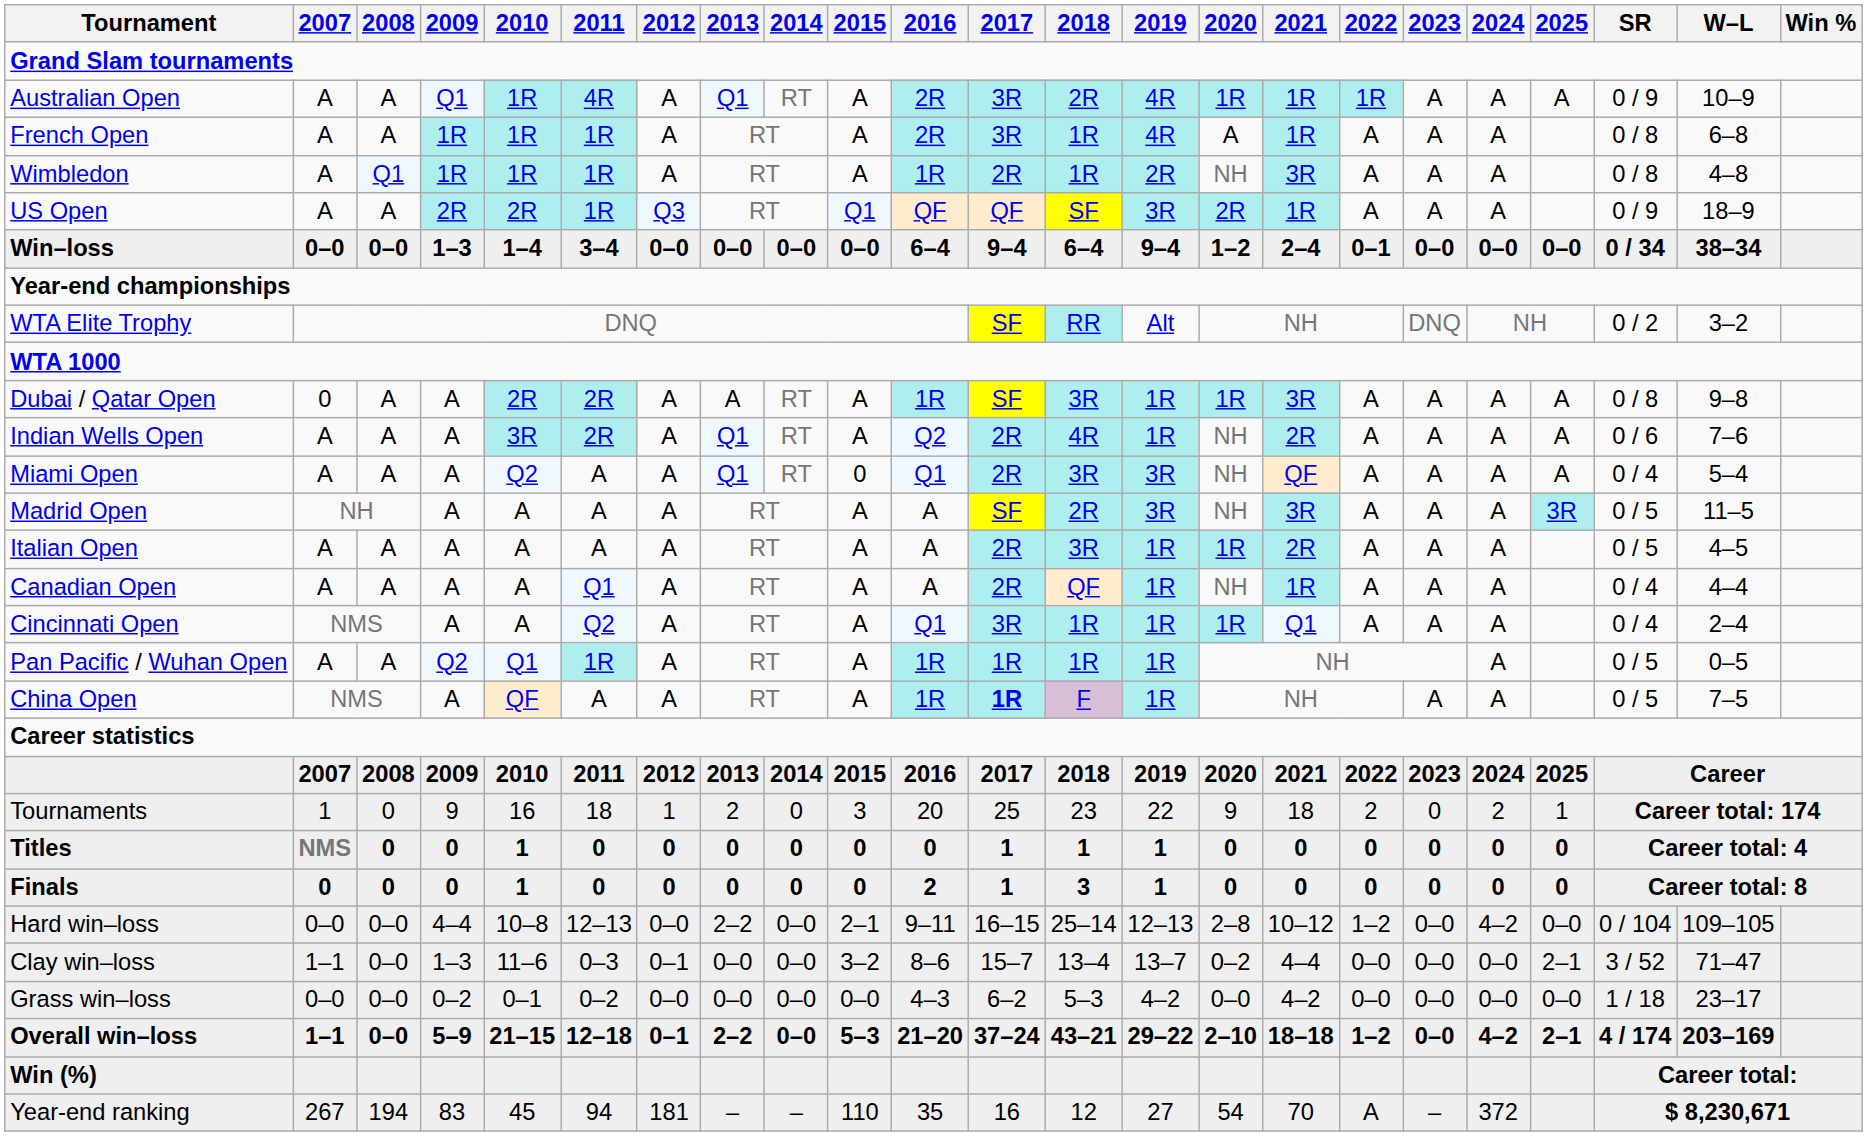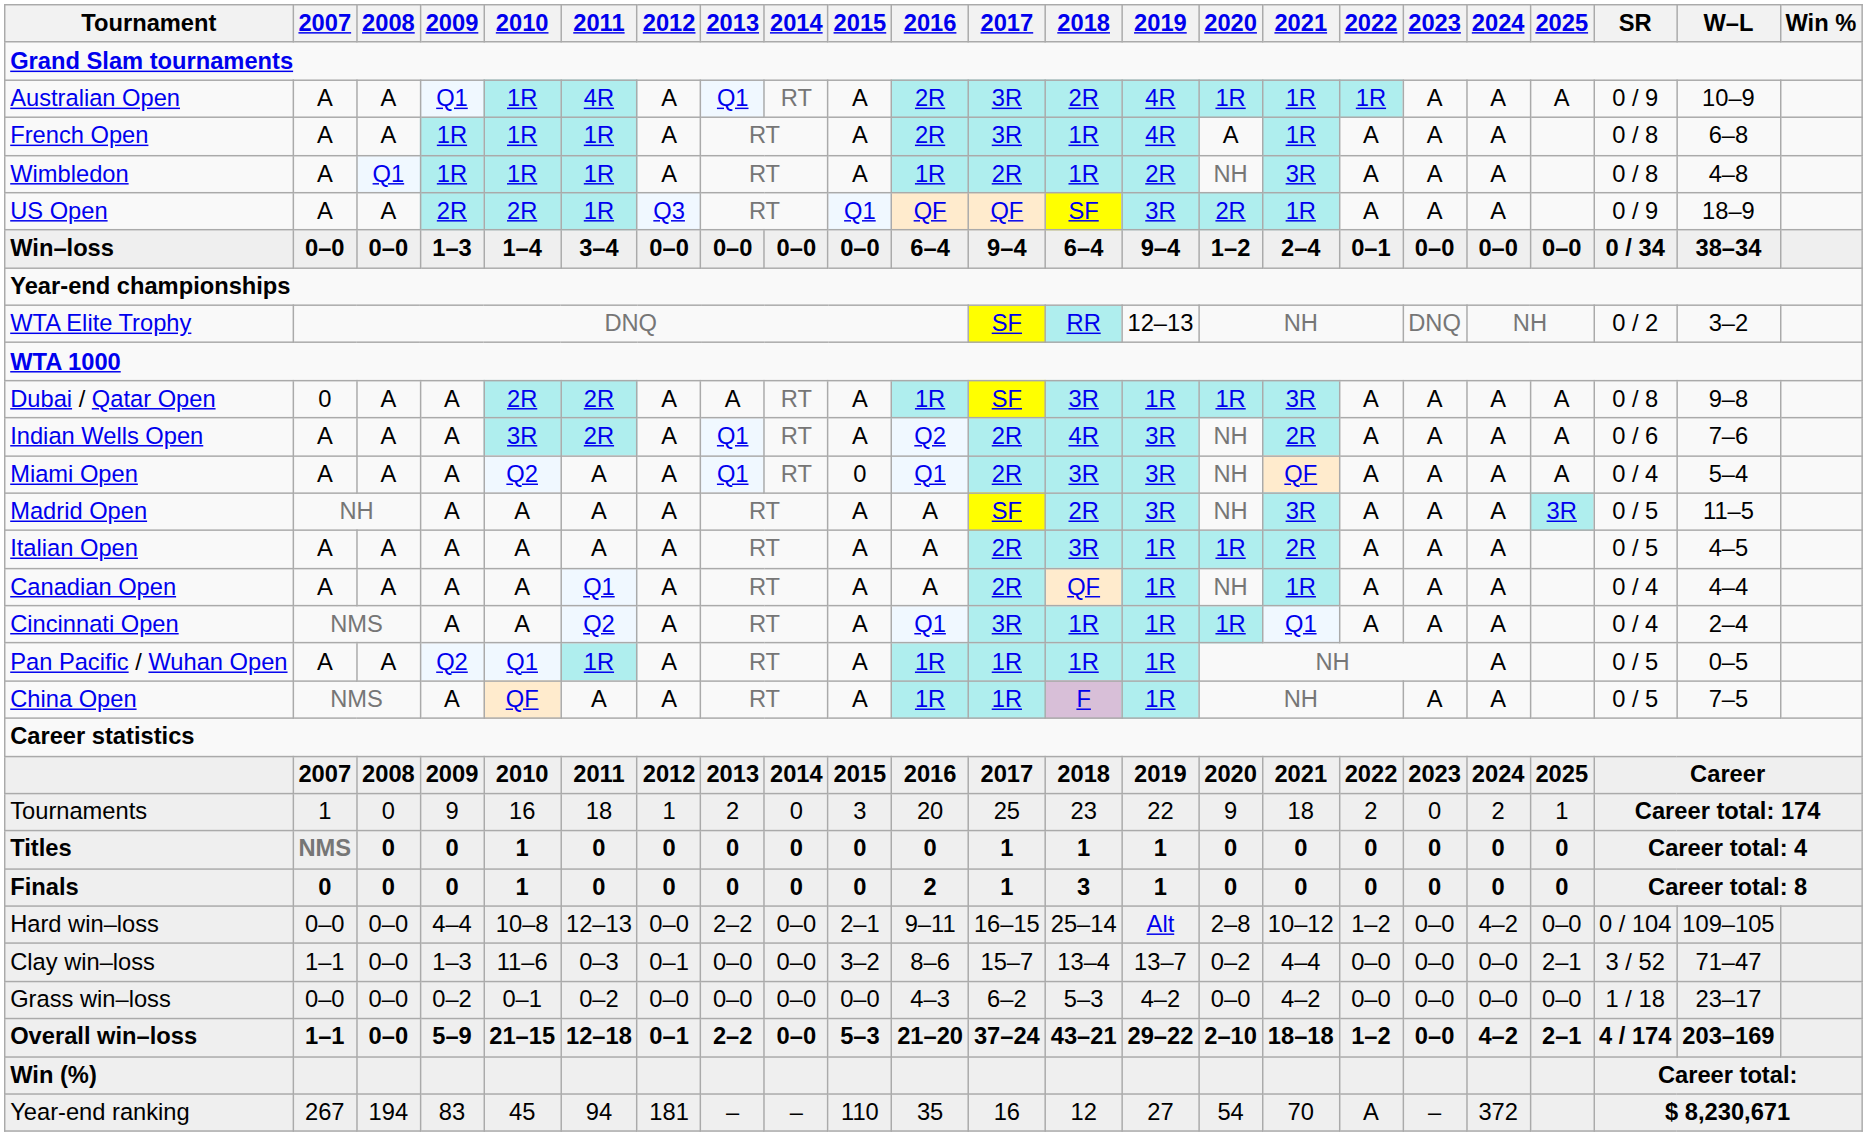(1160, 323) Alt -> (1160, 323) 12–13
(1160, 436) 1R -> (1160, 436) 3R
(1007, 699) bold -> (1007, 699) normal
(1160, 924) 12–13 -> (1160, 924) Alt
